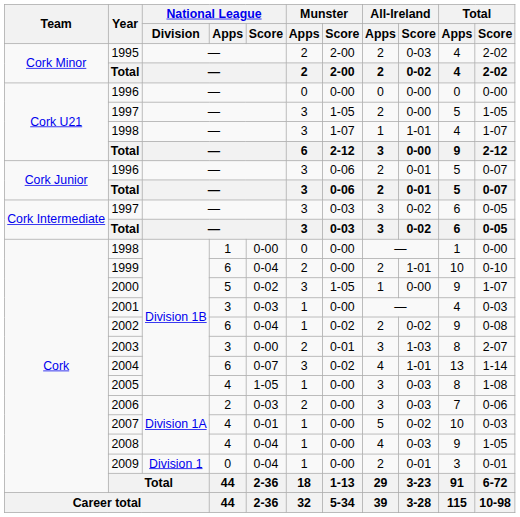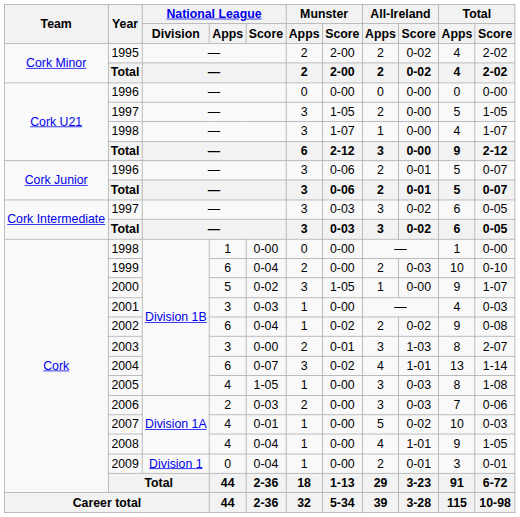(419, 53) 0-03 -> (419, 53) 0-02
(419, 131) 1-01 -> (419, 131) 0-00
(419, 268) 1-01 -> (419, 268) 0-03
(419, 444) 0-03 -> (419, 444) 1-01
